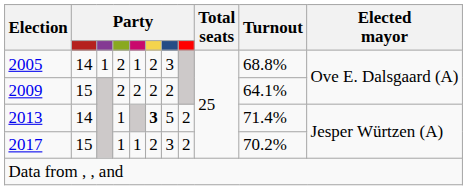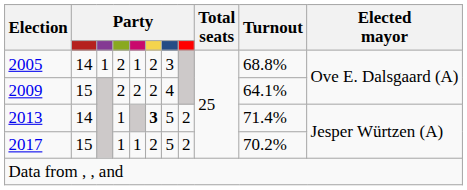(170, 90) 2 -> (170, 90) 4
(170, 144) 3 -> (170, 144) 5
